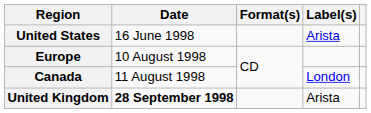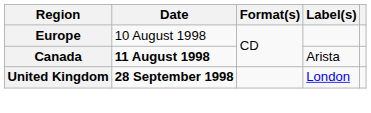- row: (58, 35)
(160, 77) normal -> (162, 56) bold
(328, 77) London -> (323, 56) Arista
(323, 98) Arista -> (328, 77) London
